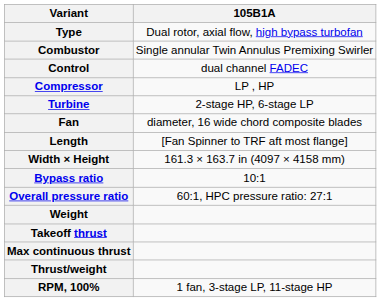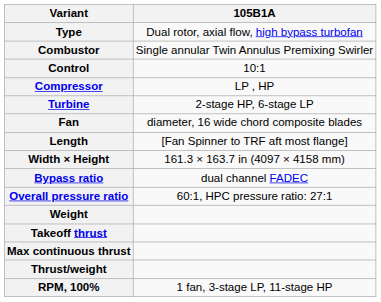(255, 68) dual channel FADEC -> (255, 68) 10:1
(255, 178) 10:1 -> (255, 178) dual channel FADEC
